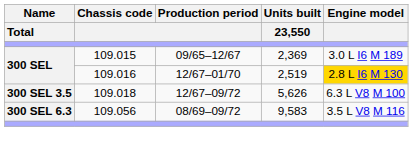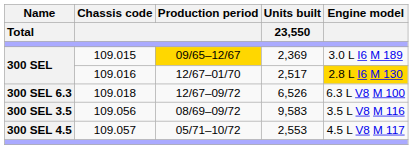(208, 56) no background -> (208, 56) gold background
(292, 74) 2,519 -> (292, 74) 2,517
(39, 93) 300 SEL 3.5 -> (39, 93) 300 SEL 6.3
(292, 93) 5,626 -> (292, 93) 6,526
(39, 111) 300 SEL 6.3 -> (39, 111) 300 SEL 3.5
+ row: (115, 130)
